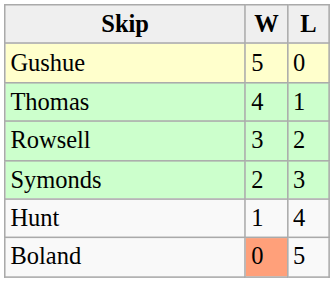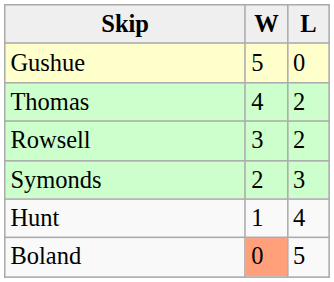(299, 101) 1 -> (299, 101) 2
